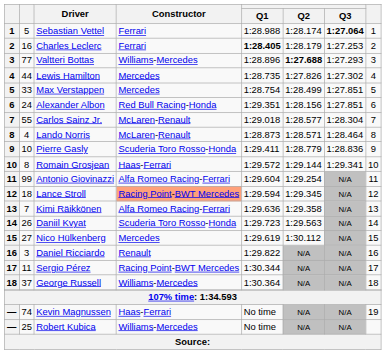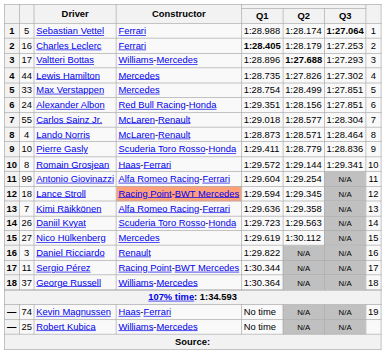(27, 60) 77 -> (27, 60) 17
